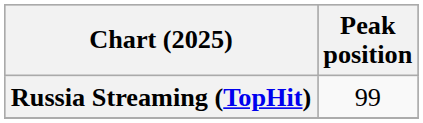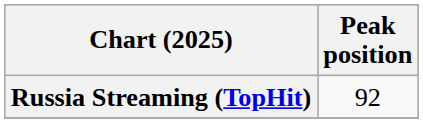(368, 96) 99 -> (368, 96) 92
